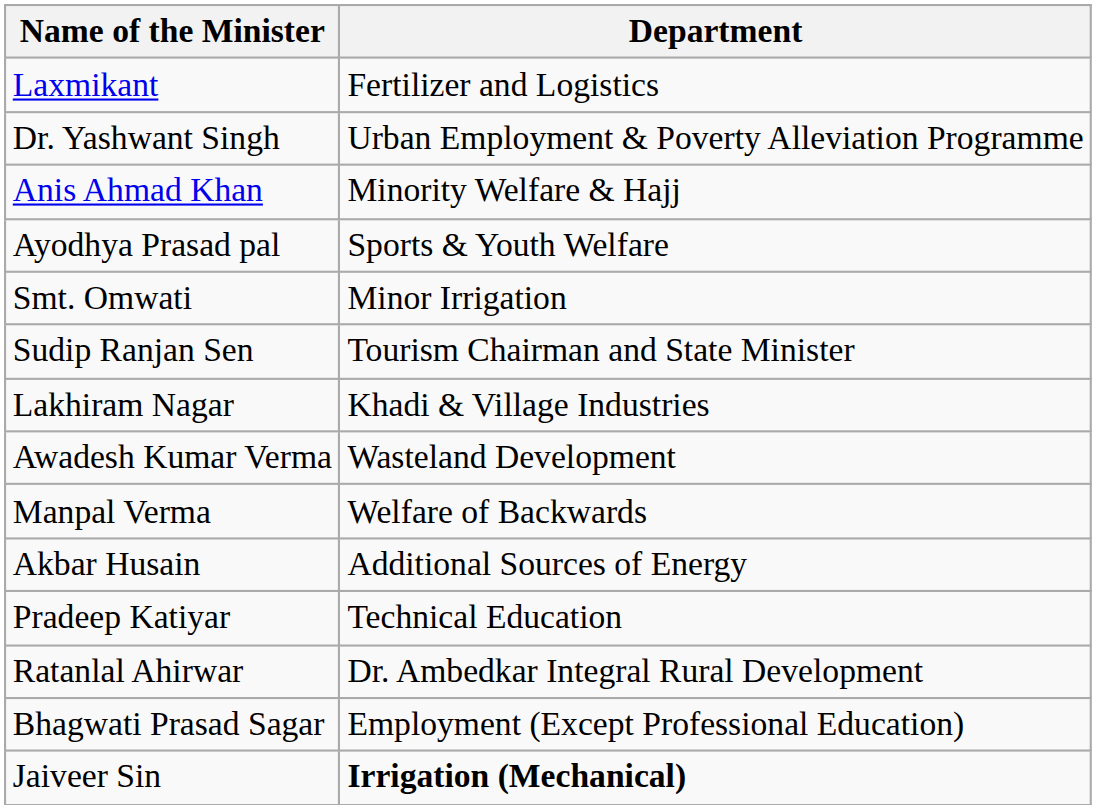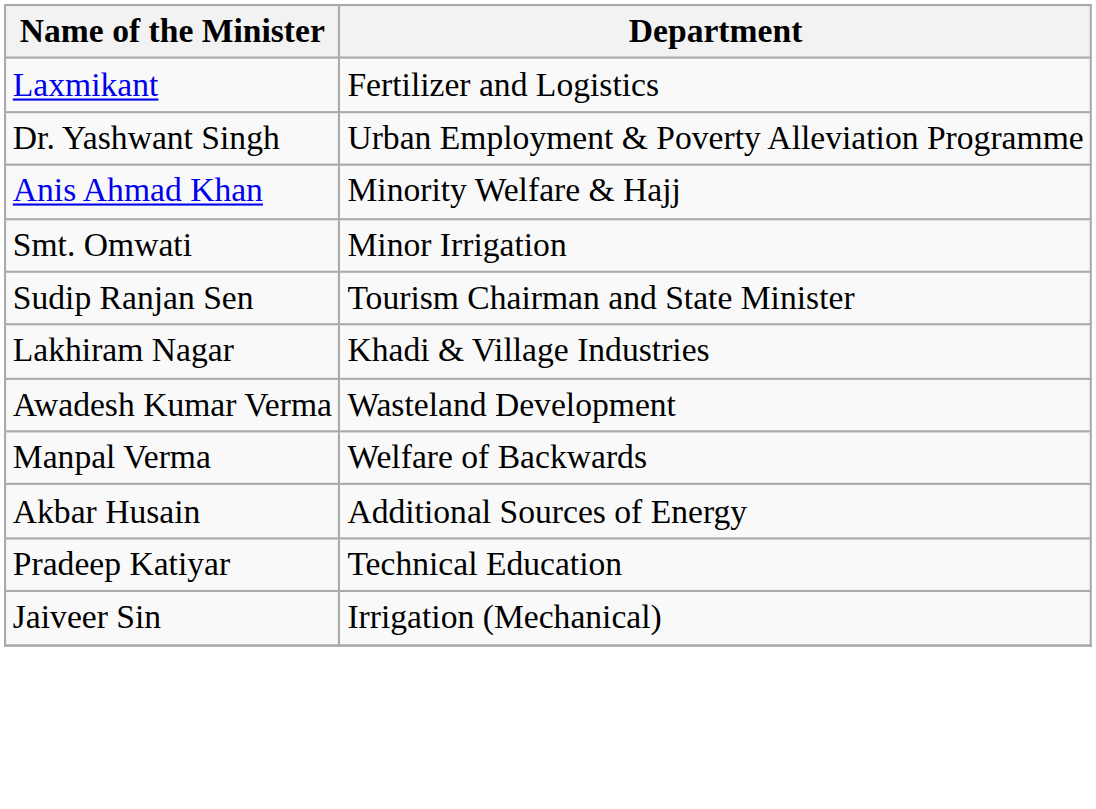- row: (147, 244)
- row: (128, 670)
- row: (169, 723)
(517, 777) bold -> (505, 617) normal
